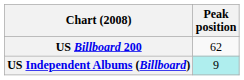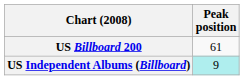(216, 46) 62 -> (216, 46) 61
